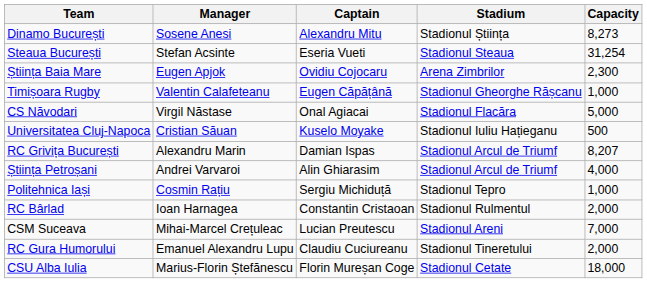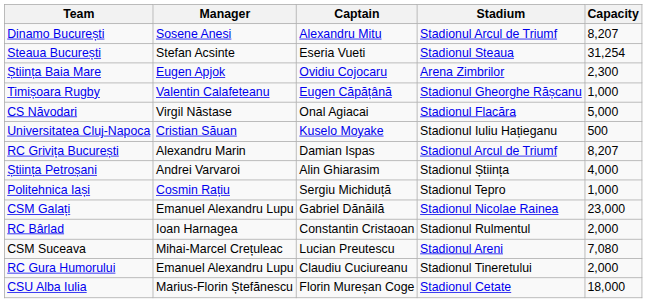(465, 33) Stadionul Știința -> (489, 33) Stadionul Arcul de Triumf
(603, 33) 8,273 -> (603, 33) 8,207
(489, 170) Stadionul Arcul de Triumf -> (465, 170) Stadionul Știința
+ row: (39, 209)
(603, 229) 7,000 -> (603, 248) 7,080
